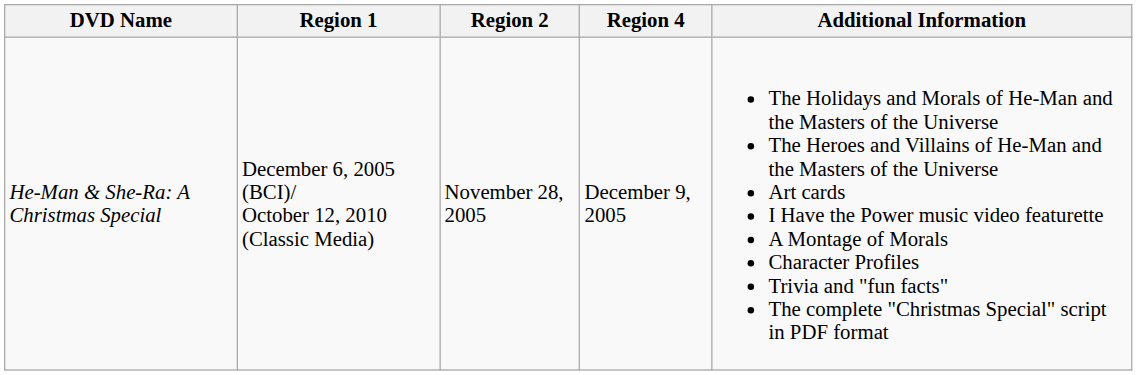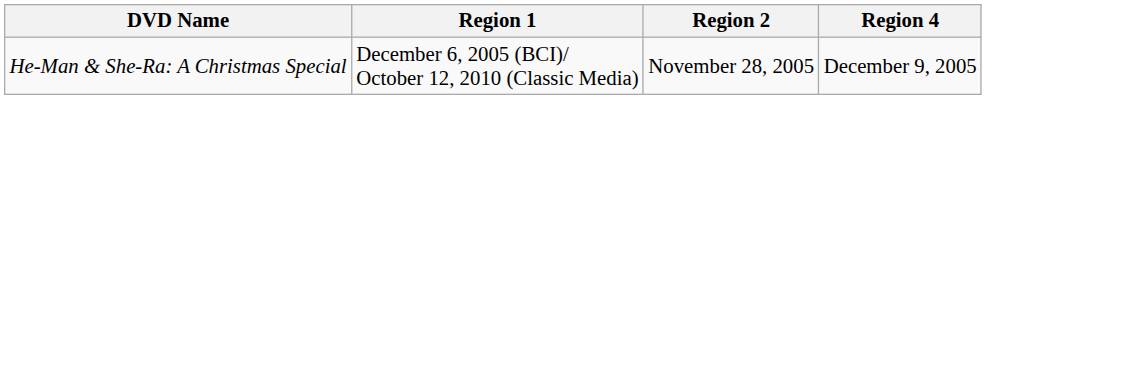- column: (922, 20)
